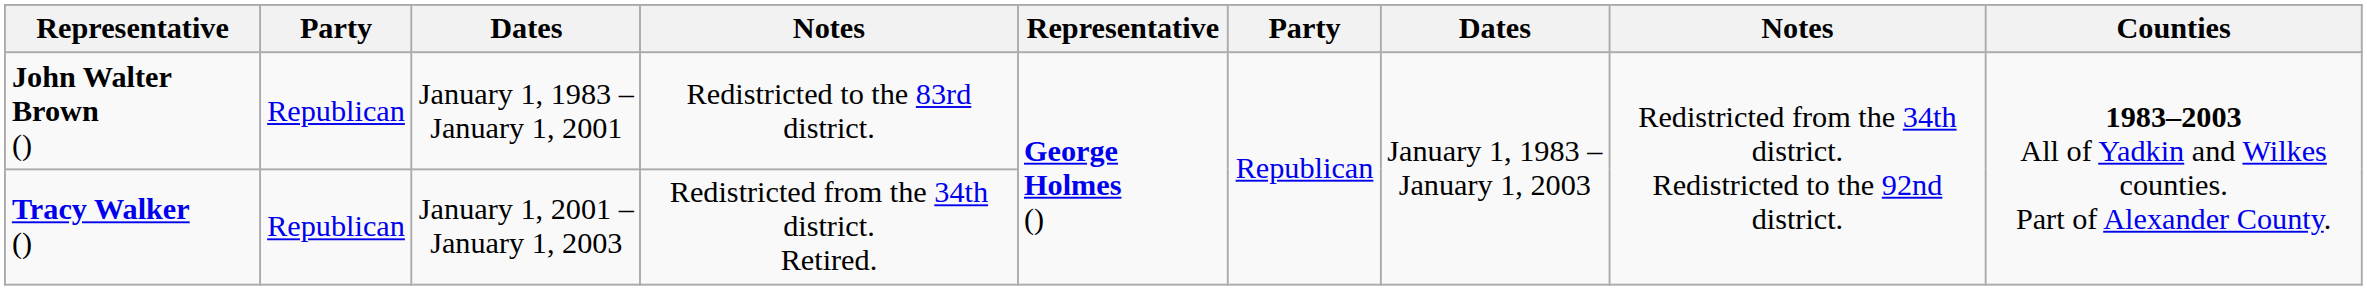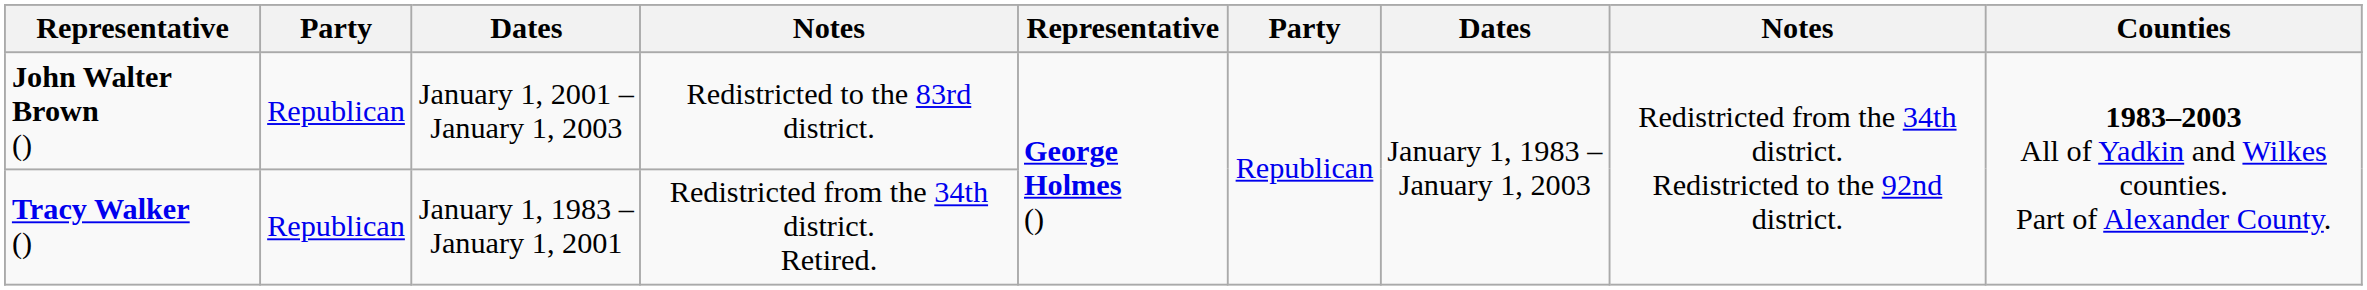(526, 110) January 1, 1983 – January 1, 2001 -> (526, 110) January 1, 2001 – January 1, 2003
(526, 226) January 1, 2001 – January 1, 2003 -> (526, 226) January 1, 1983 – January 1, 2001
